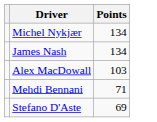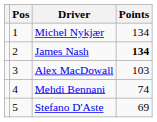+ column: (21, 14)
(118, 51) normal -> (141, 51) bold
(121, 89) 71 -> (143, 89) 74
